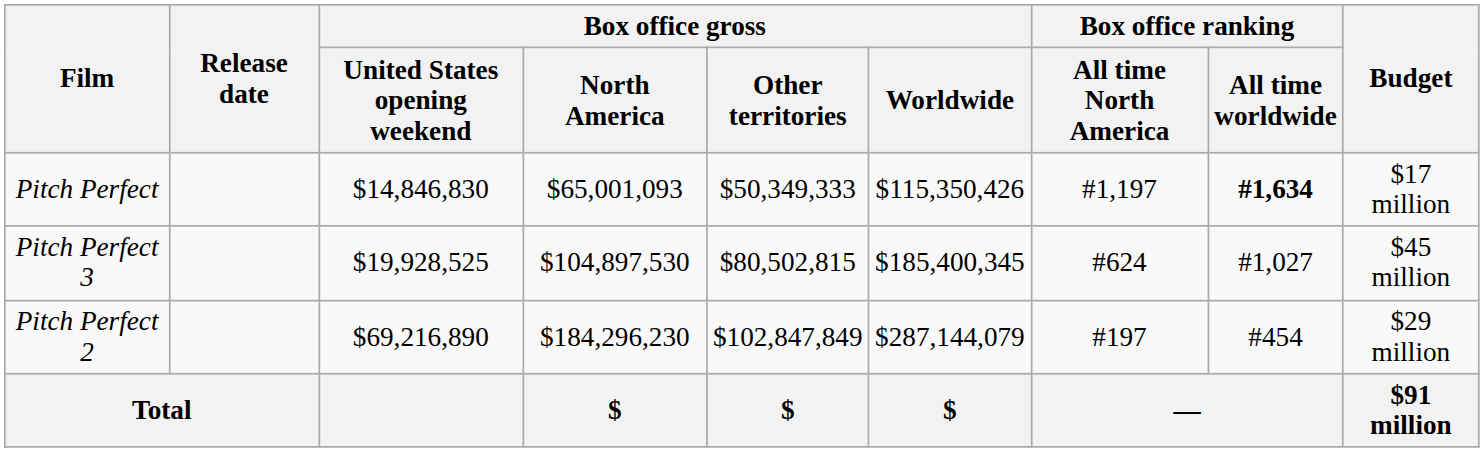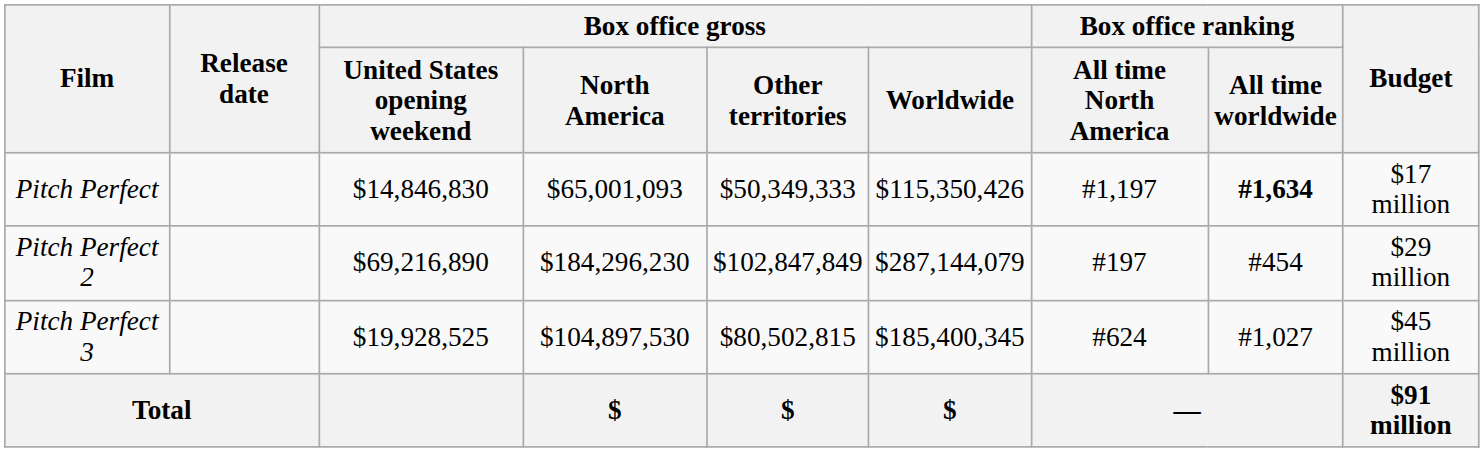rows swapped: (87, 336) <-> (87, 262)
